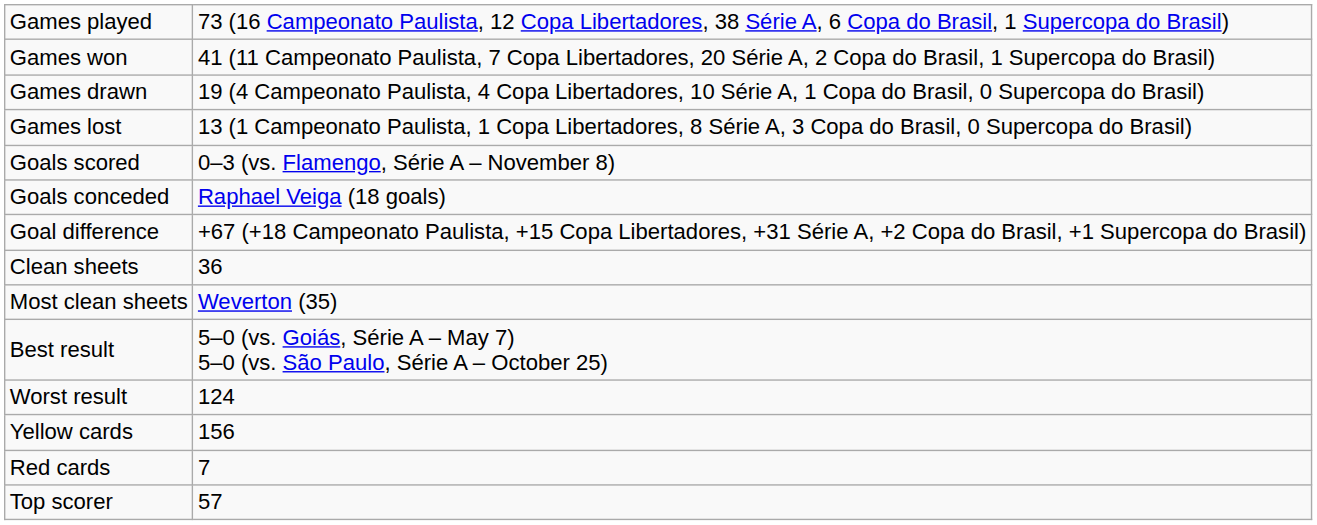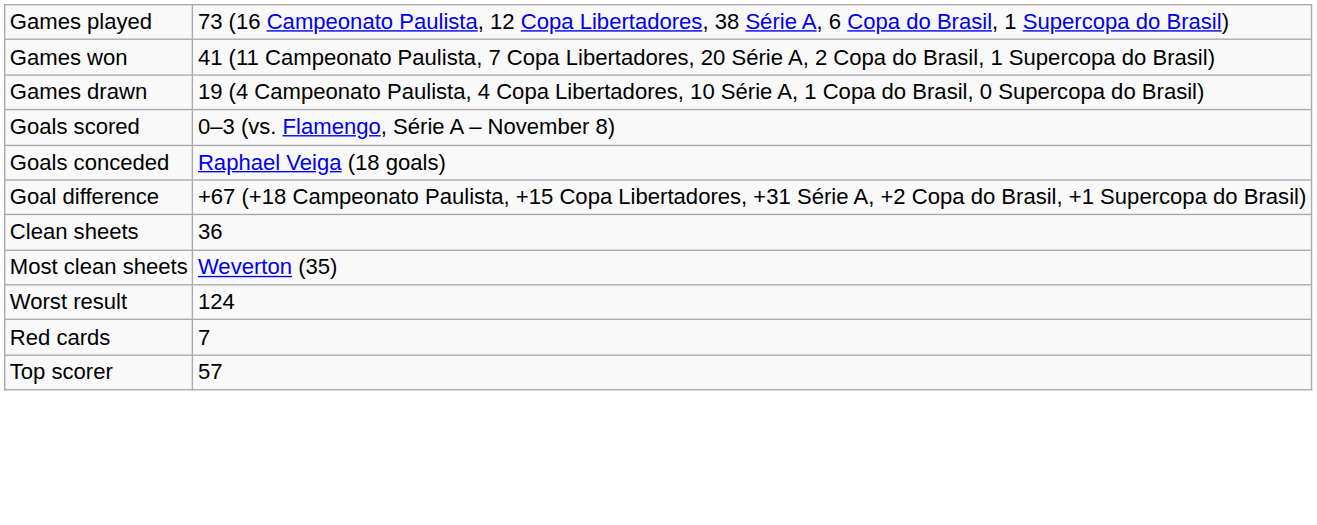- row: (66, 127)
- row: (62, 349)
- row: (71, 432)
